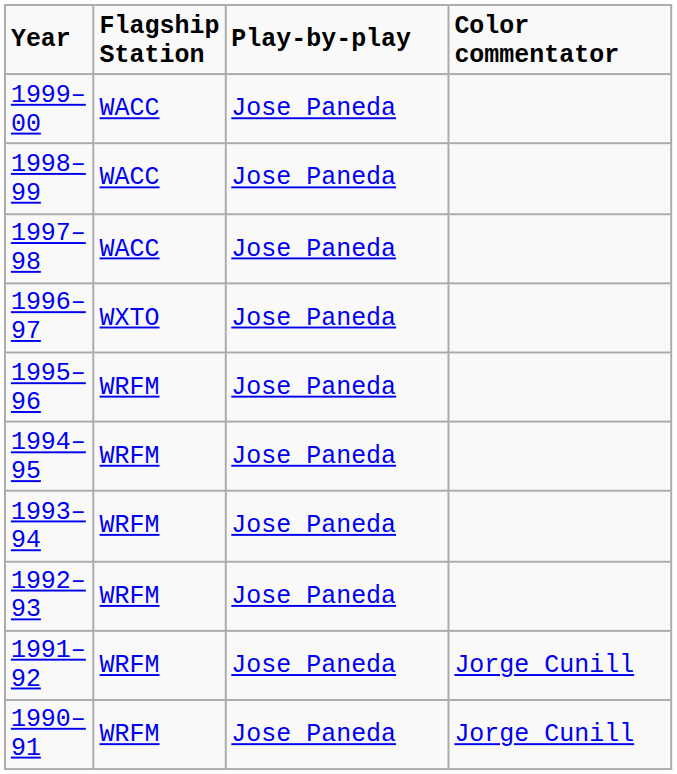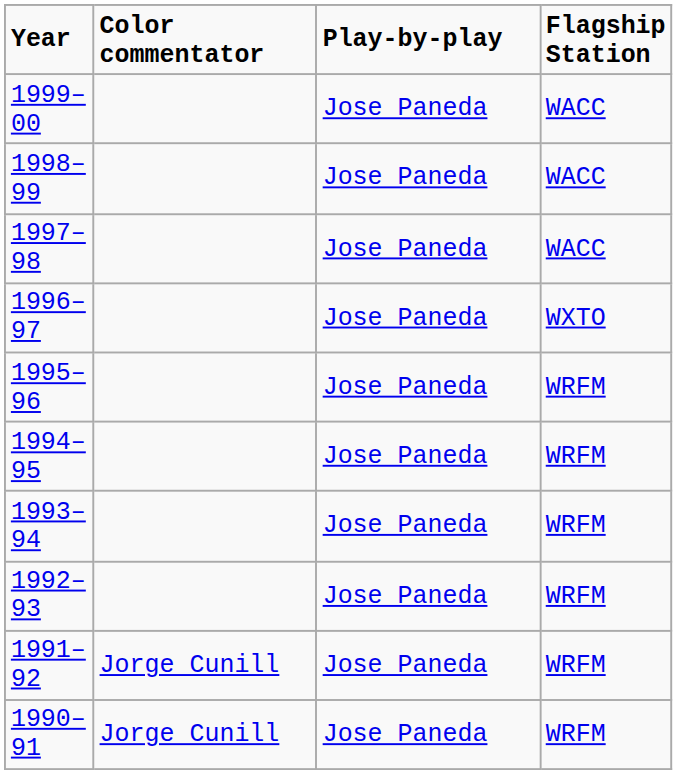columns swapped: (160, 40) <-> (537, 40)
